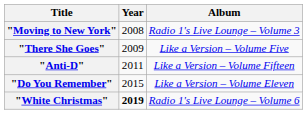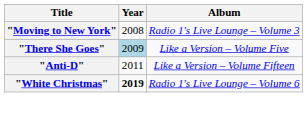(133, 48) no background -> (133, 48) lightblue background
- row: (62, 83)
